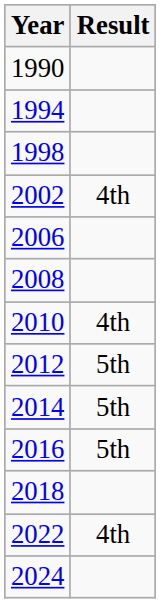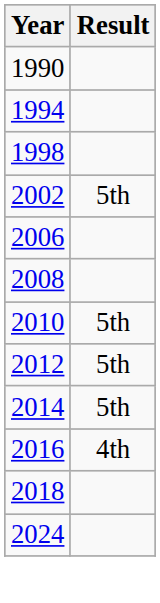(113, 195) 4th -> (113, 195) 5th
(113, 322) 4th -> (113, 322) 5th
(113, 449) 5th -> (113, 449) 4th
- row: (38, 534)
